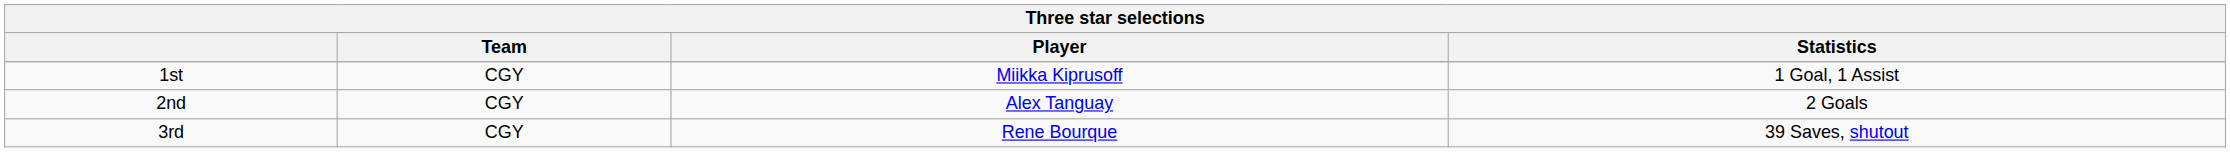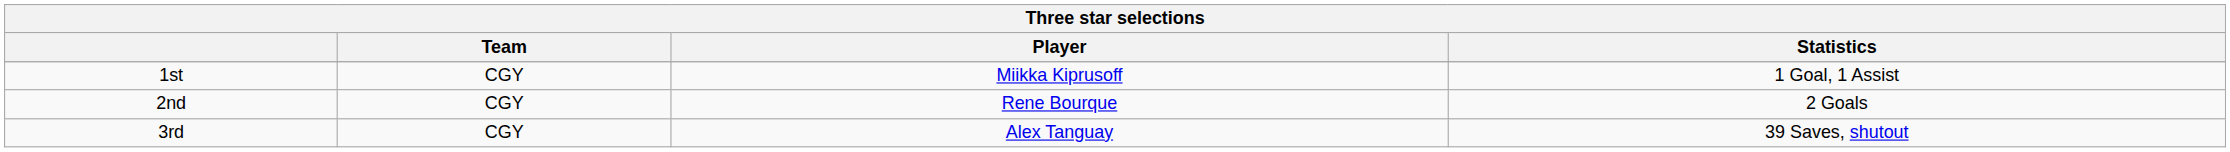(1059, 103) Alex Tanguay -> (1059, 103) Rene Bourque
(1059, 132) Rene Bourque -> (1059, 132) Alex Tanguay
